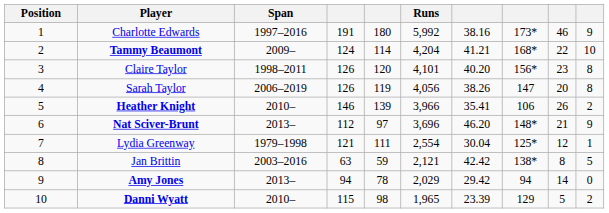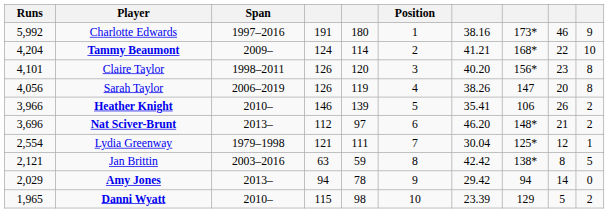columns swapped: (41, 13) <-> (426, 13)
(590, 124) 9 -> (590, 124) 2
